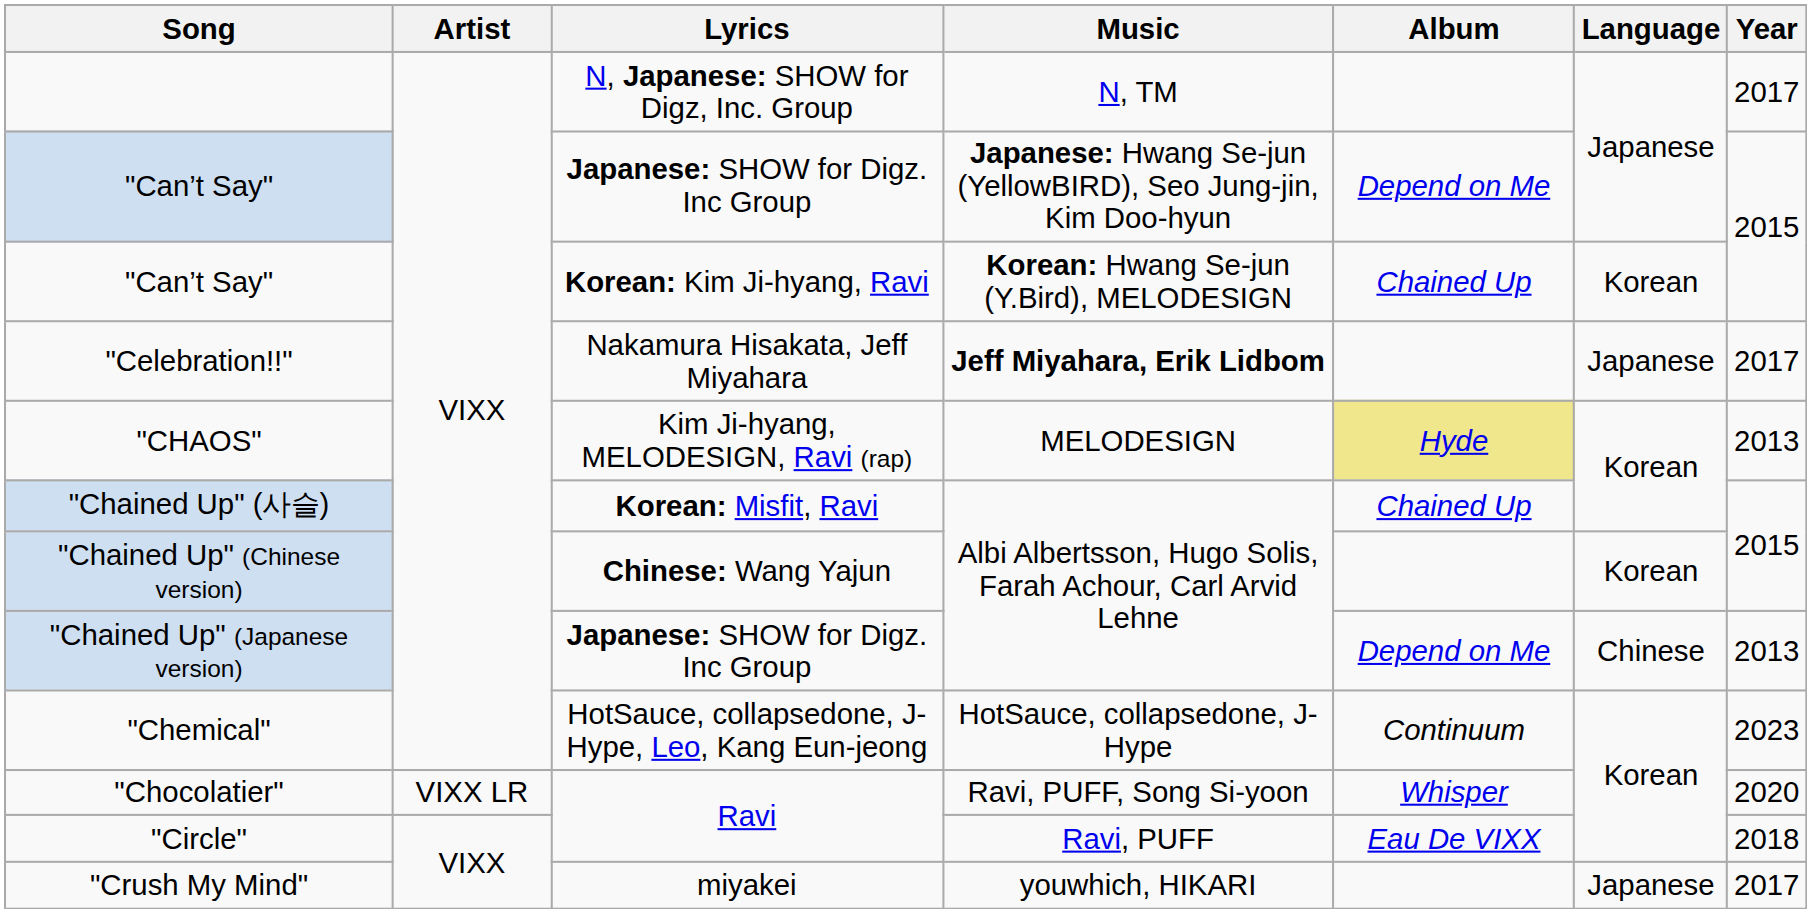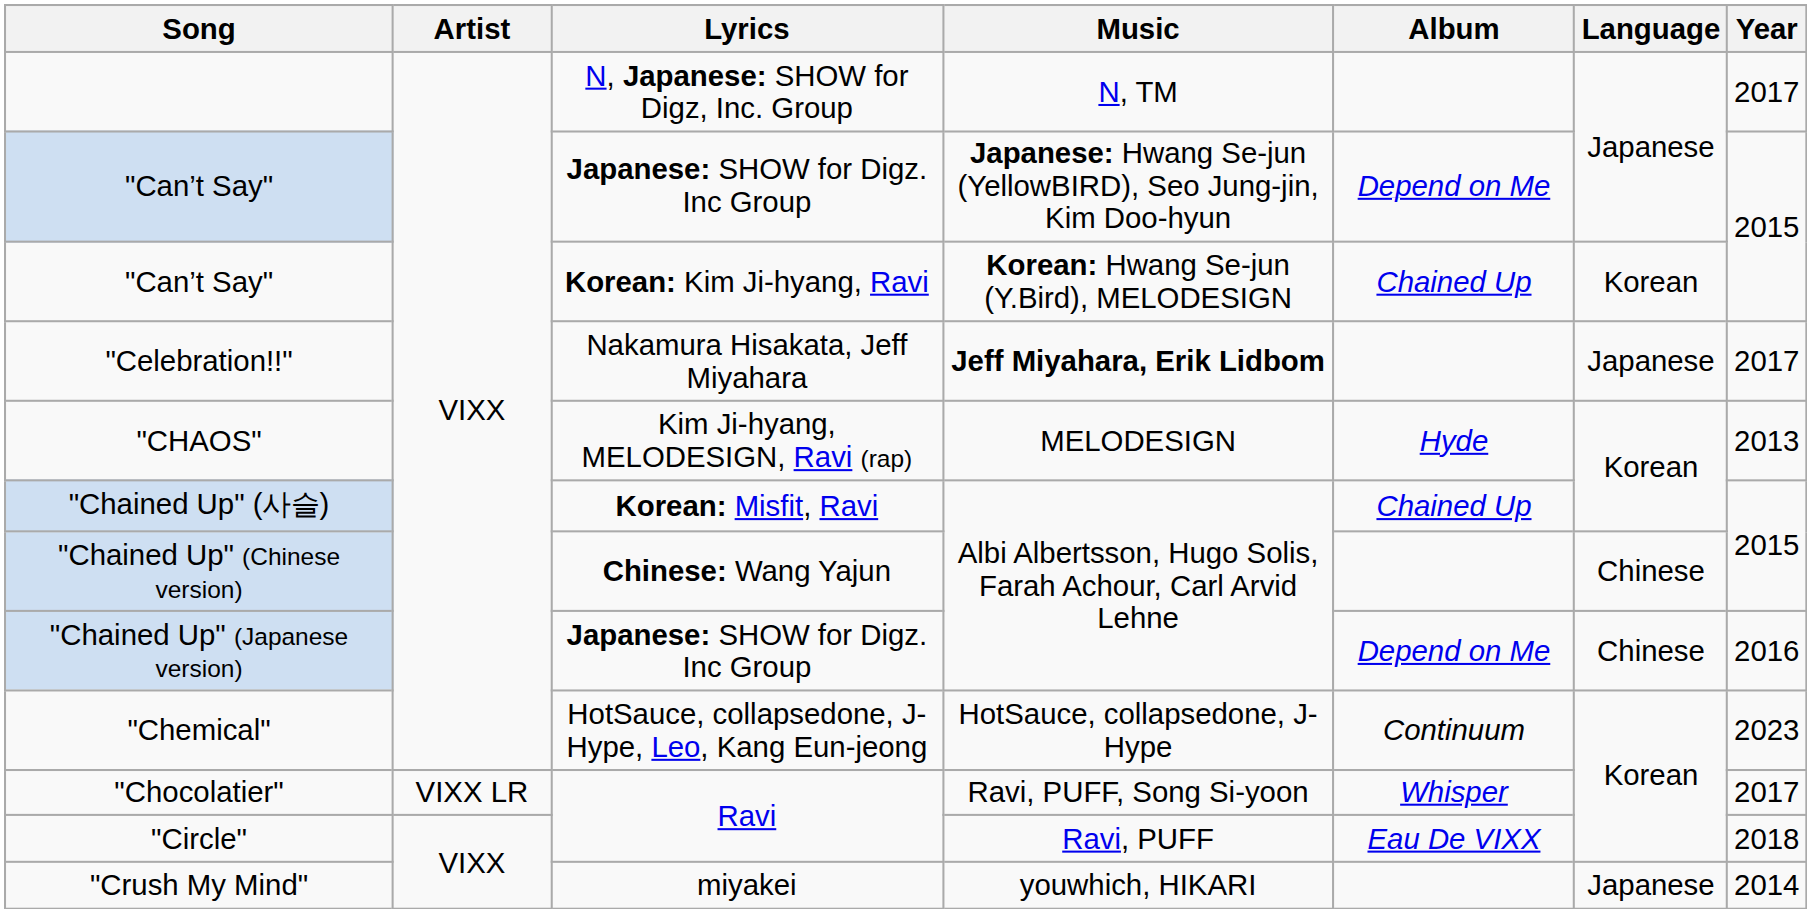(1454, 440) khaki background -> (1454, 440) no background
(1651, 571) Korean -> (1651, 571) Chinese
(1767, 650) 2013 -> (1767, 650) 2016
(1767, 792) 2020 -> (1767, 792) 2017
(1767, 885) 2017 -> (1767, 885) 2014
